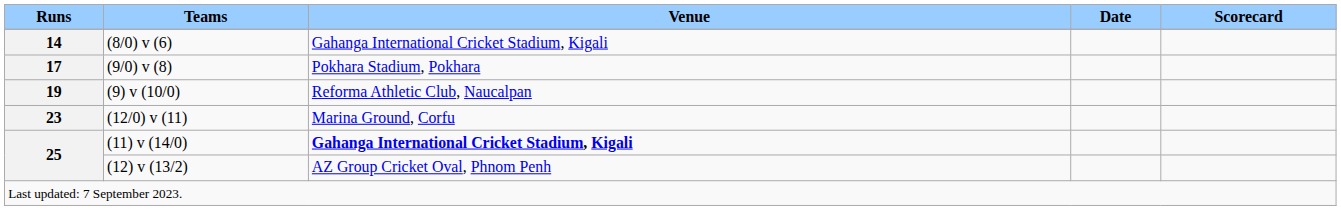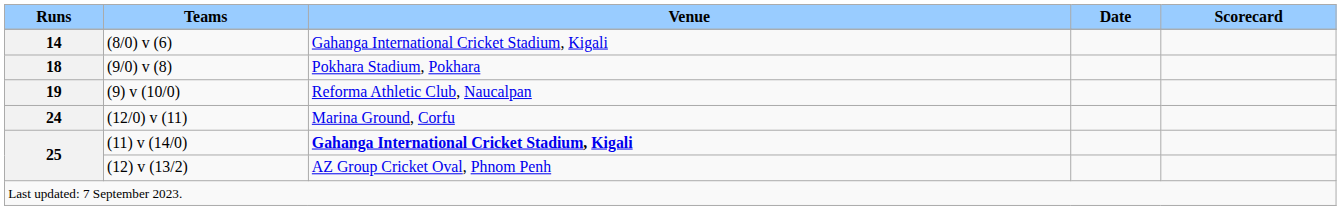(54, 67) 17 -> (54, 67) 18
(54, 117) 23 -> (54, 117) 24
